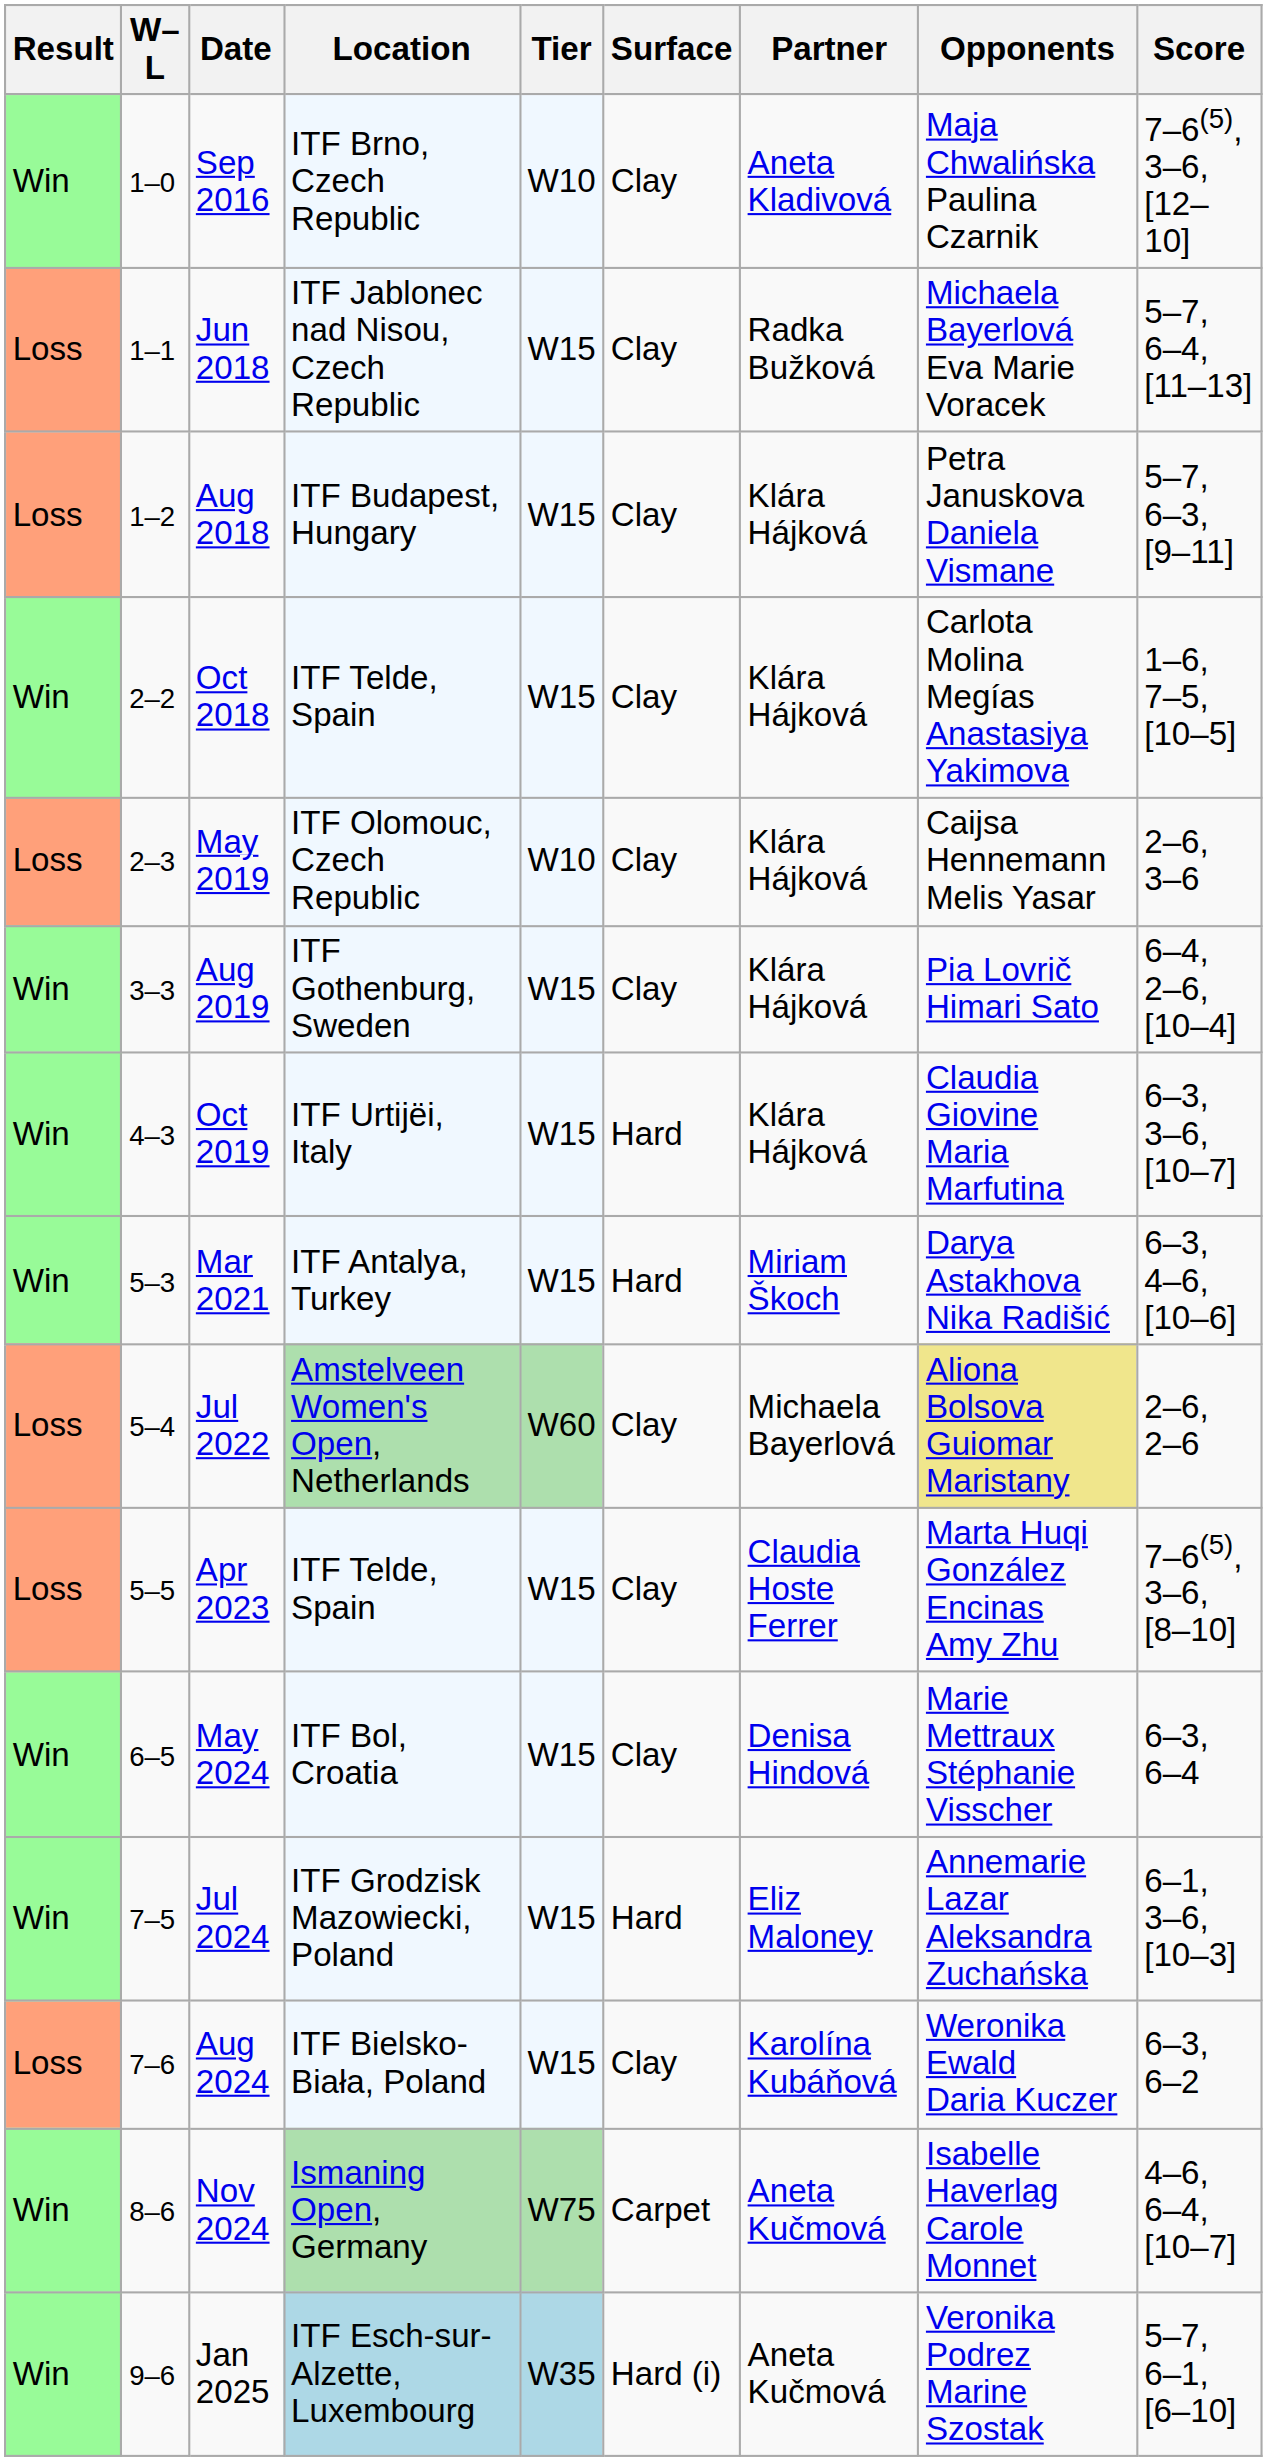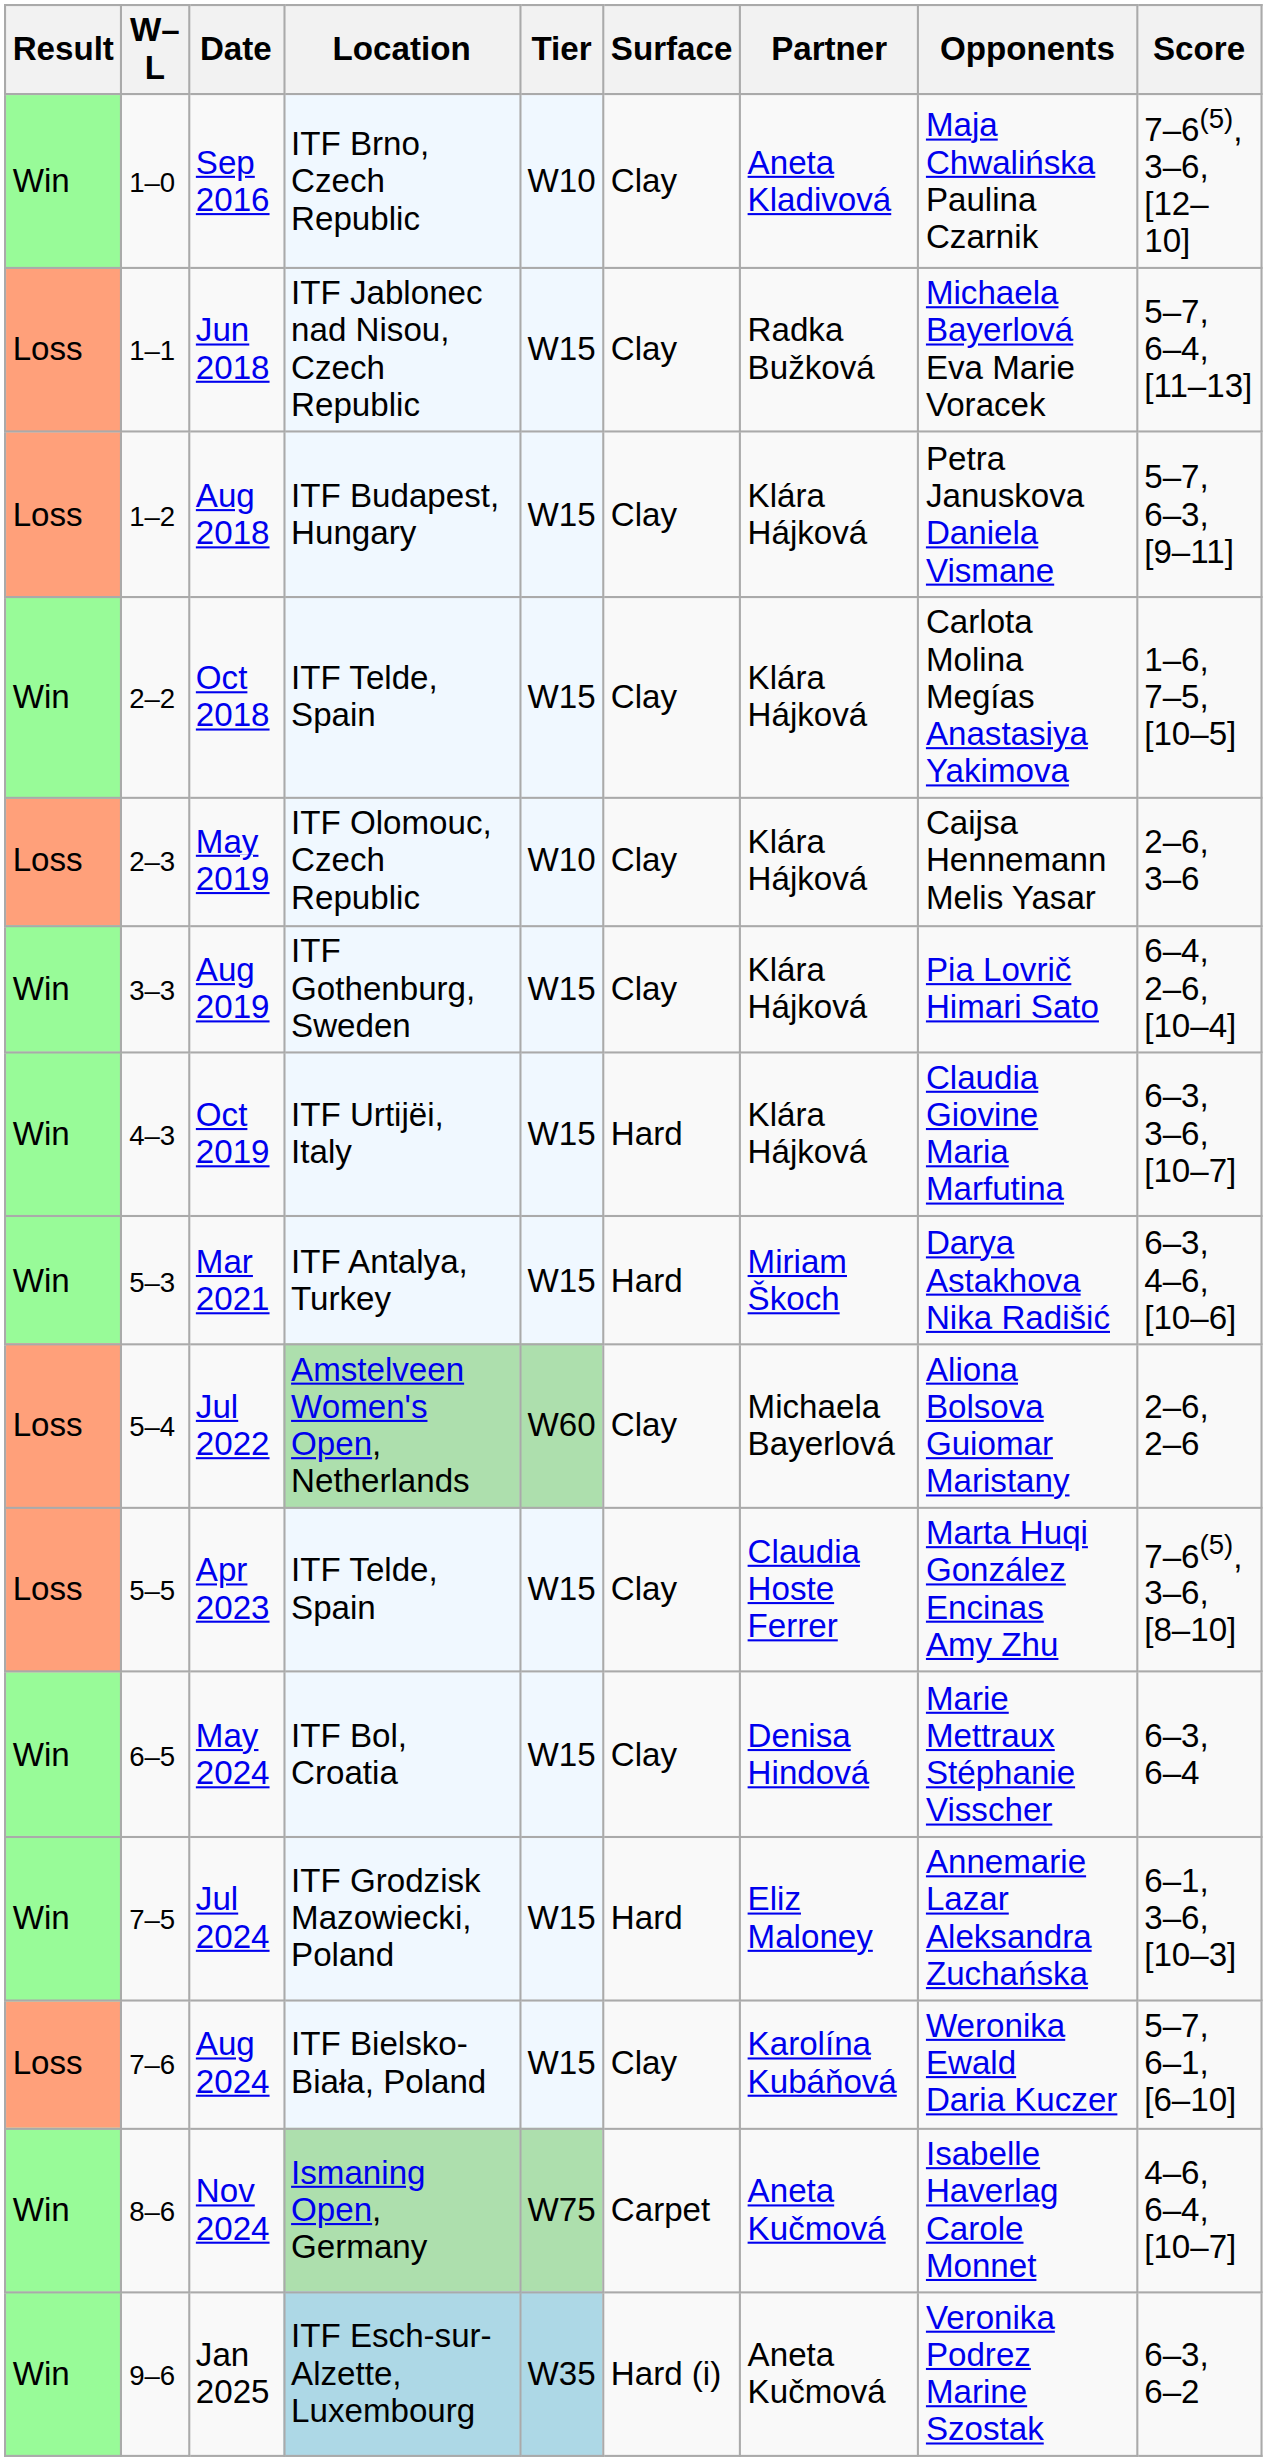(998, 1425) khaki background -> (998, 1425) no background
(1176, 2063) 6–3, 6–2 -> (1190, 2063) 5–7, 6–1, [6–10]
(1190, 2373) 5–7, 6–1, [6–10] -> (1176, 2373) 6–3, 6–2
